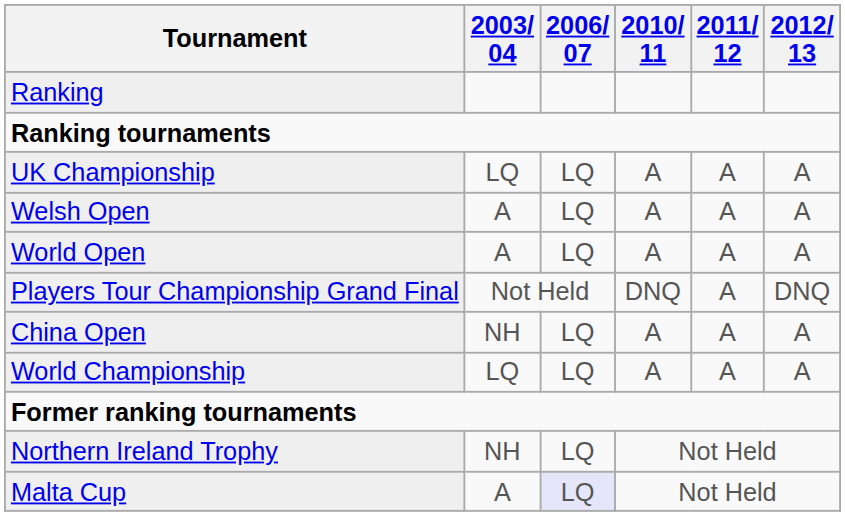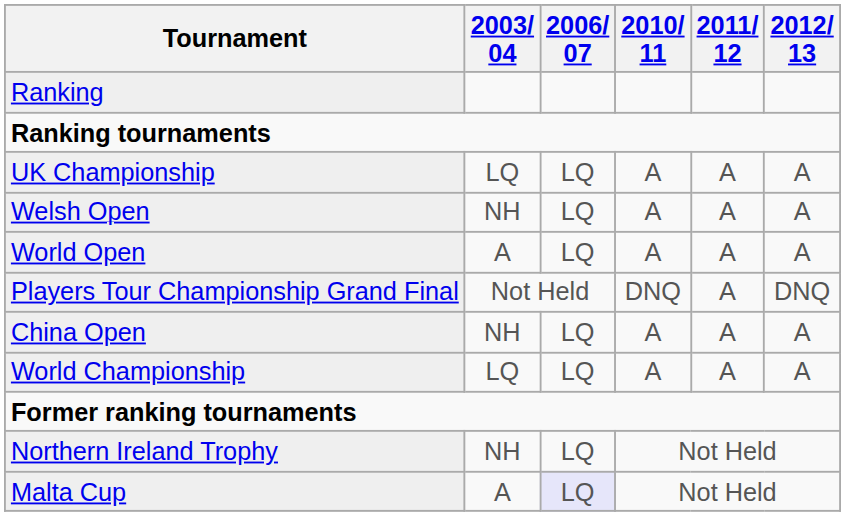(502, 212) A -> (502, 212) NH
